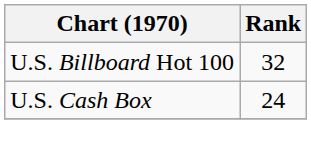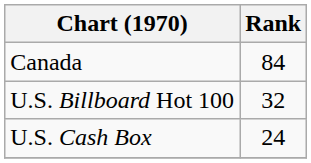+ row: (46, 61)
